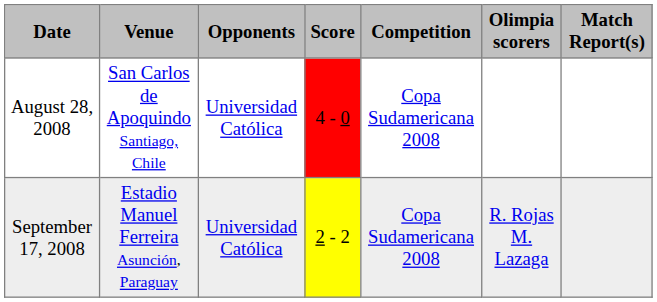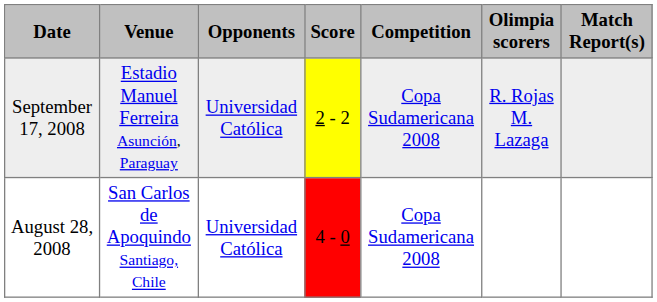rows swapped: (52, 117) <-> (52, 237)
